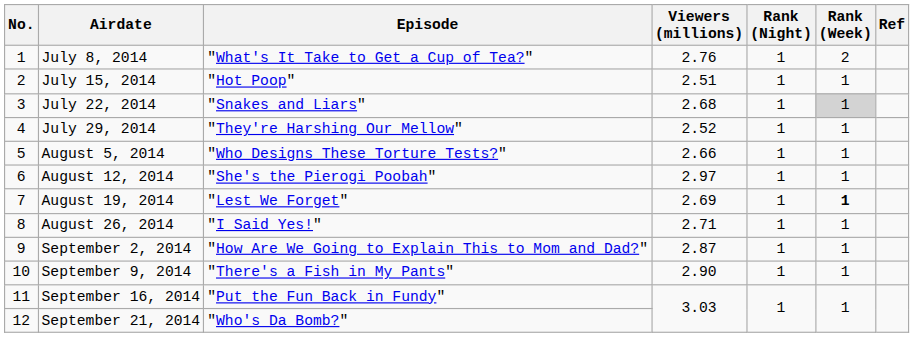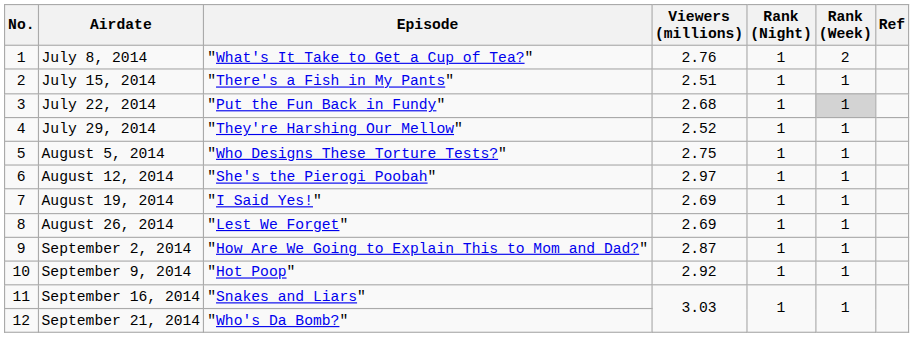(251, 81) "Hot Poop" -> (331, 81) "There's a Fish in My Pants"
(287, 105) "Snakes and Liars" -> (326, 105) "Put the Fun Back in Fundy"
(699, 153) 2.66 -> (699, 153) 2.75
(278, 201) "Lest We Forget" -> (265, 201) "I Said Yes!"
(845, 201) bold -> (845, 201) normal
(265, 225) "I Said Yes!" -> (278, 225) "Lest We Forget"
(699, 225) 2.71 -> (699, 225) 2.69
(331, 273) "There's a Fish in My Pants" -> (251, 273) "Hot Poop"
(699, 273) 2.90 -> (699, 273) 2.92
(326, 297) "Put the Fun Back in Fundy" -> (287, 297) "Snakes and Liars"
